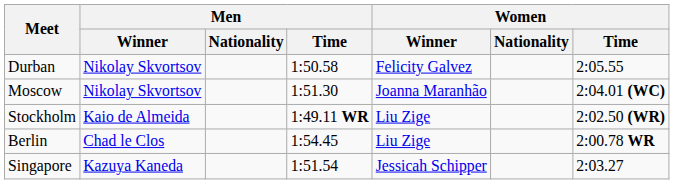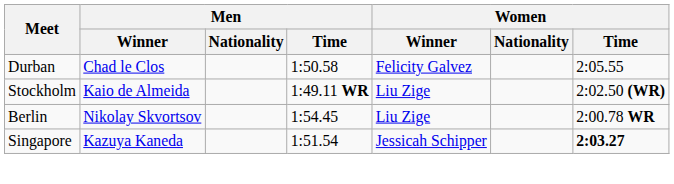(142, 66) Nikolay Skvortsov -> (124, 66) Chad le Clos
- row: (35, 91)
(124, 141) Chad le Clos -> (142, 116) Nikolay Skvortsov
(600, 166) normal -> (600, 141) bold
